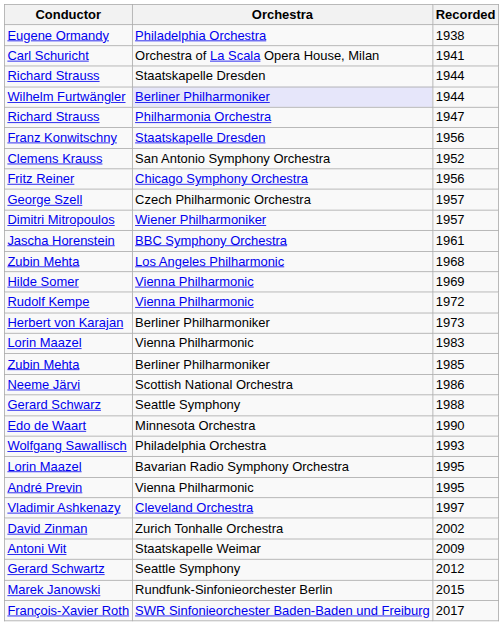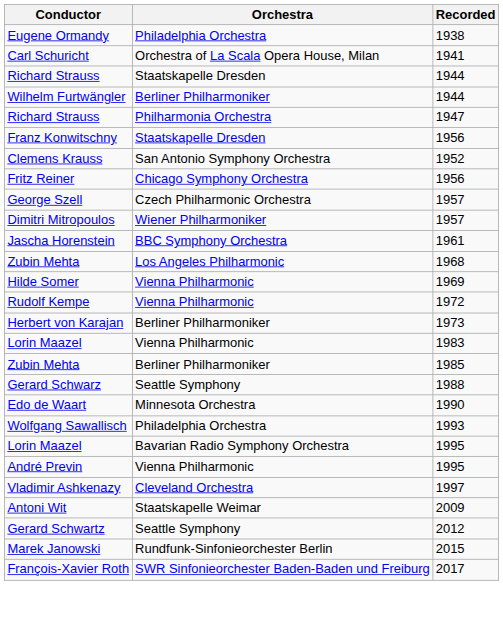(202, 96) lavender background -> (202, 96) no background
- row: (44, 384)
- row: (47, 528)
